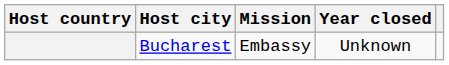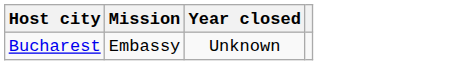- column: (70, 19)
